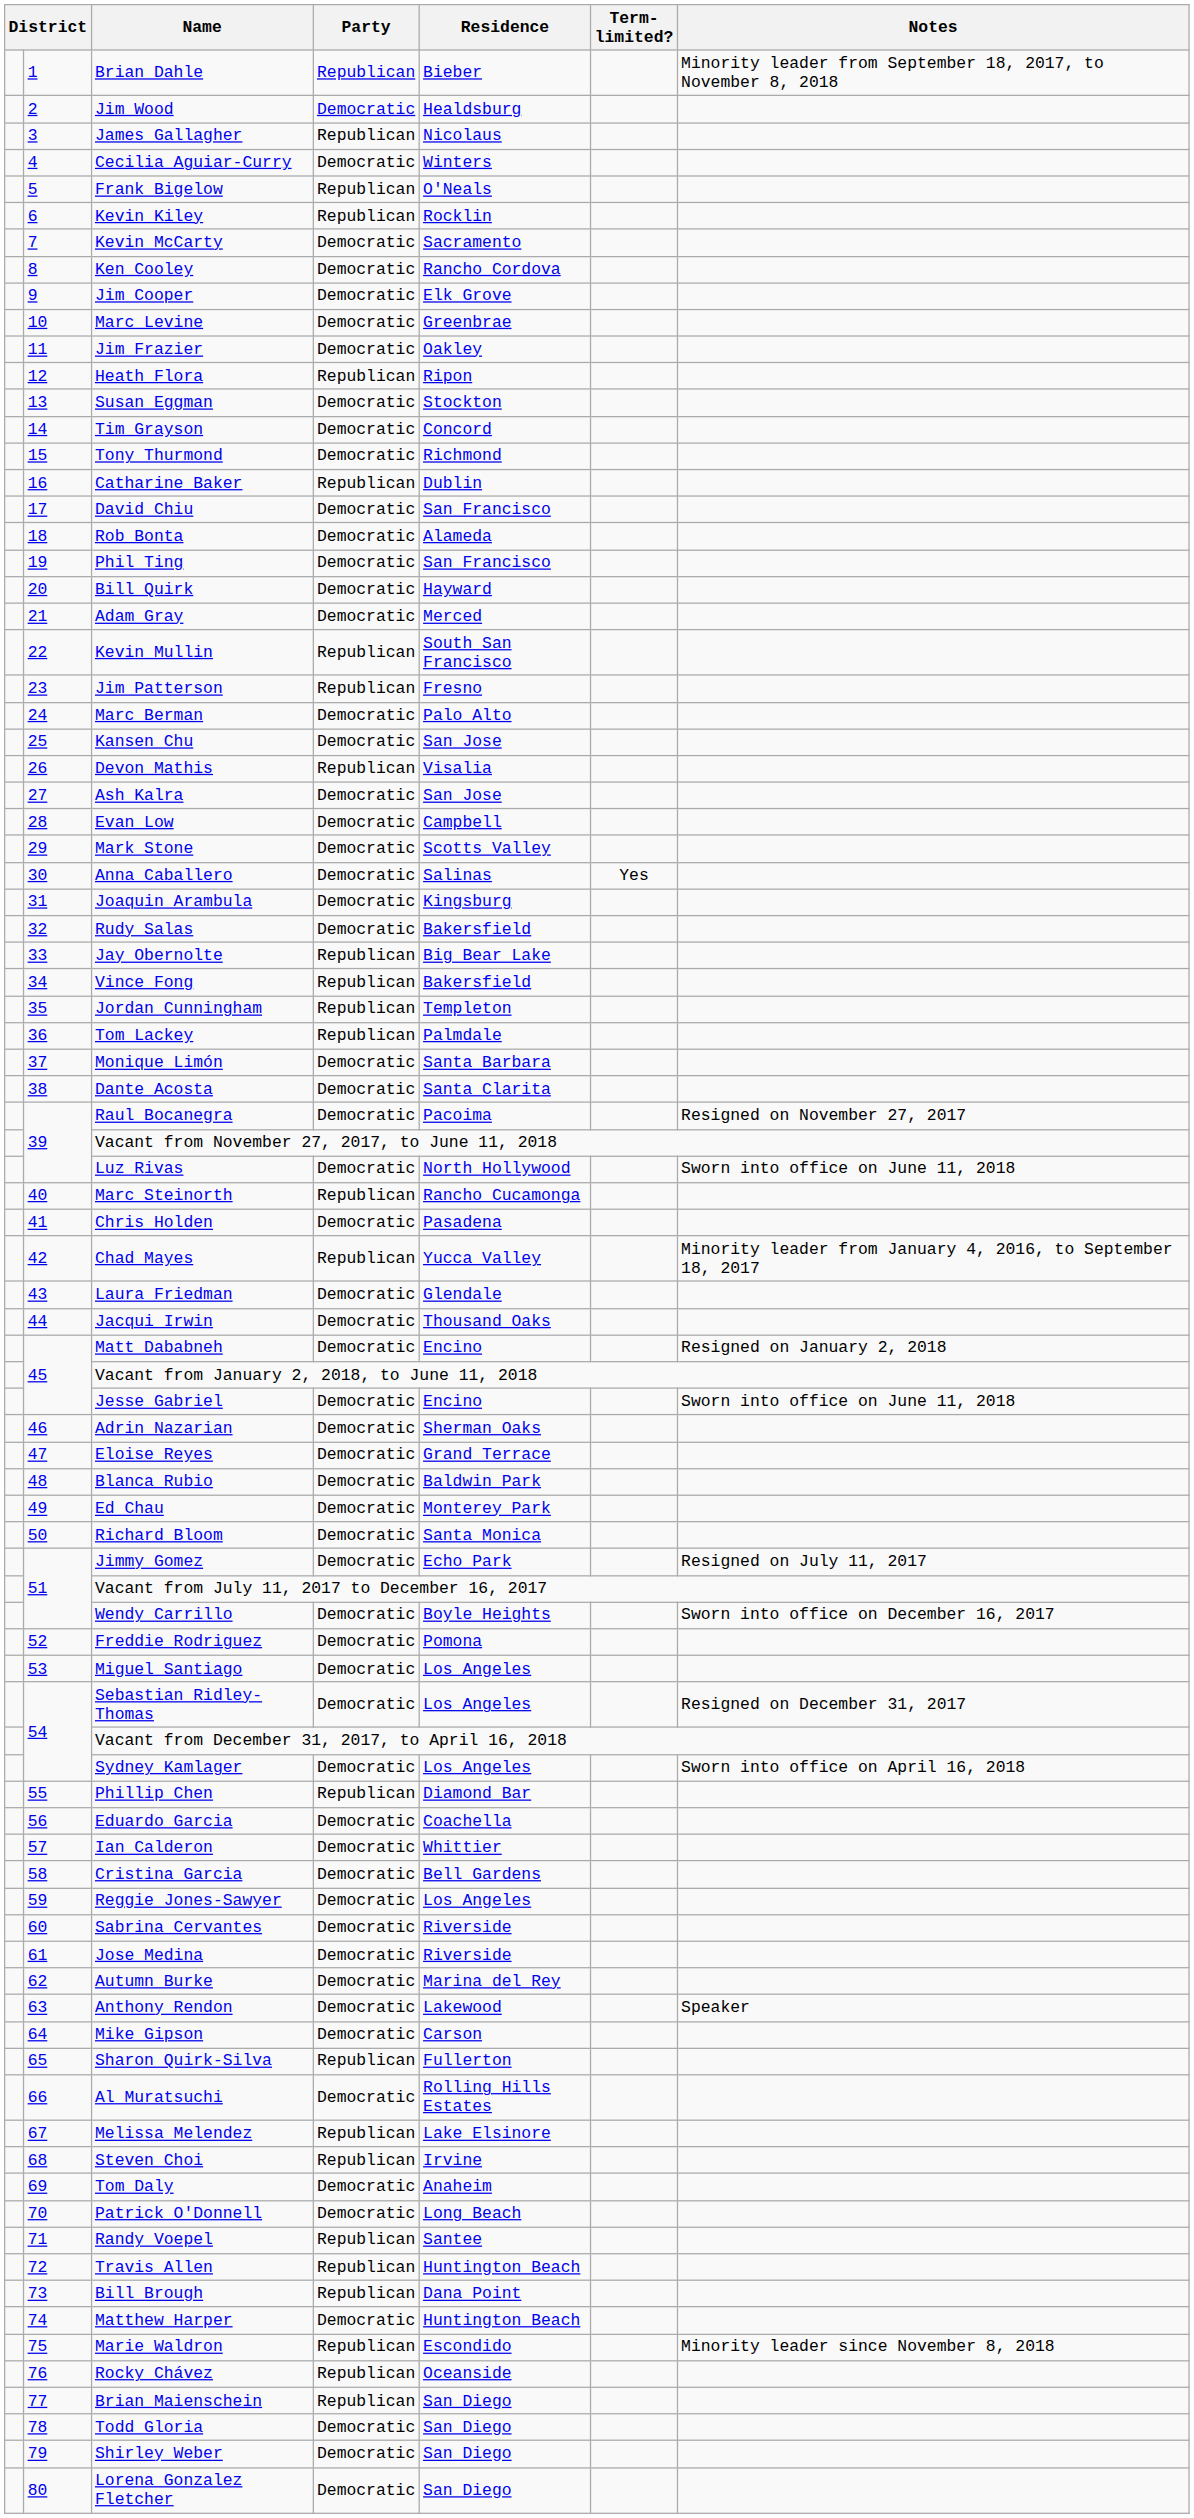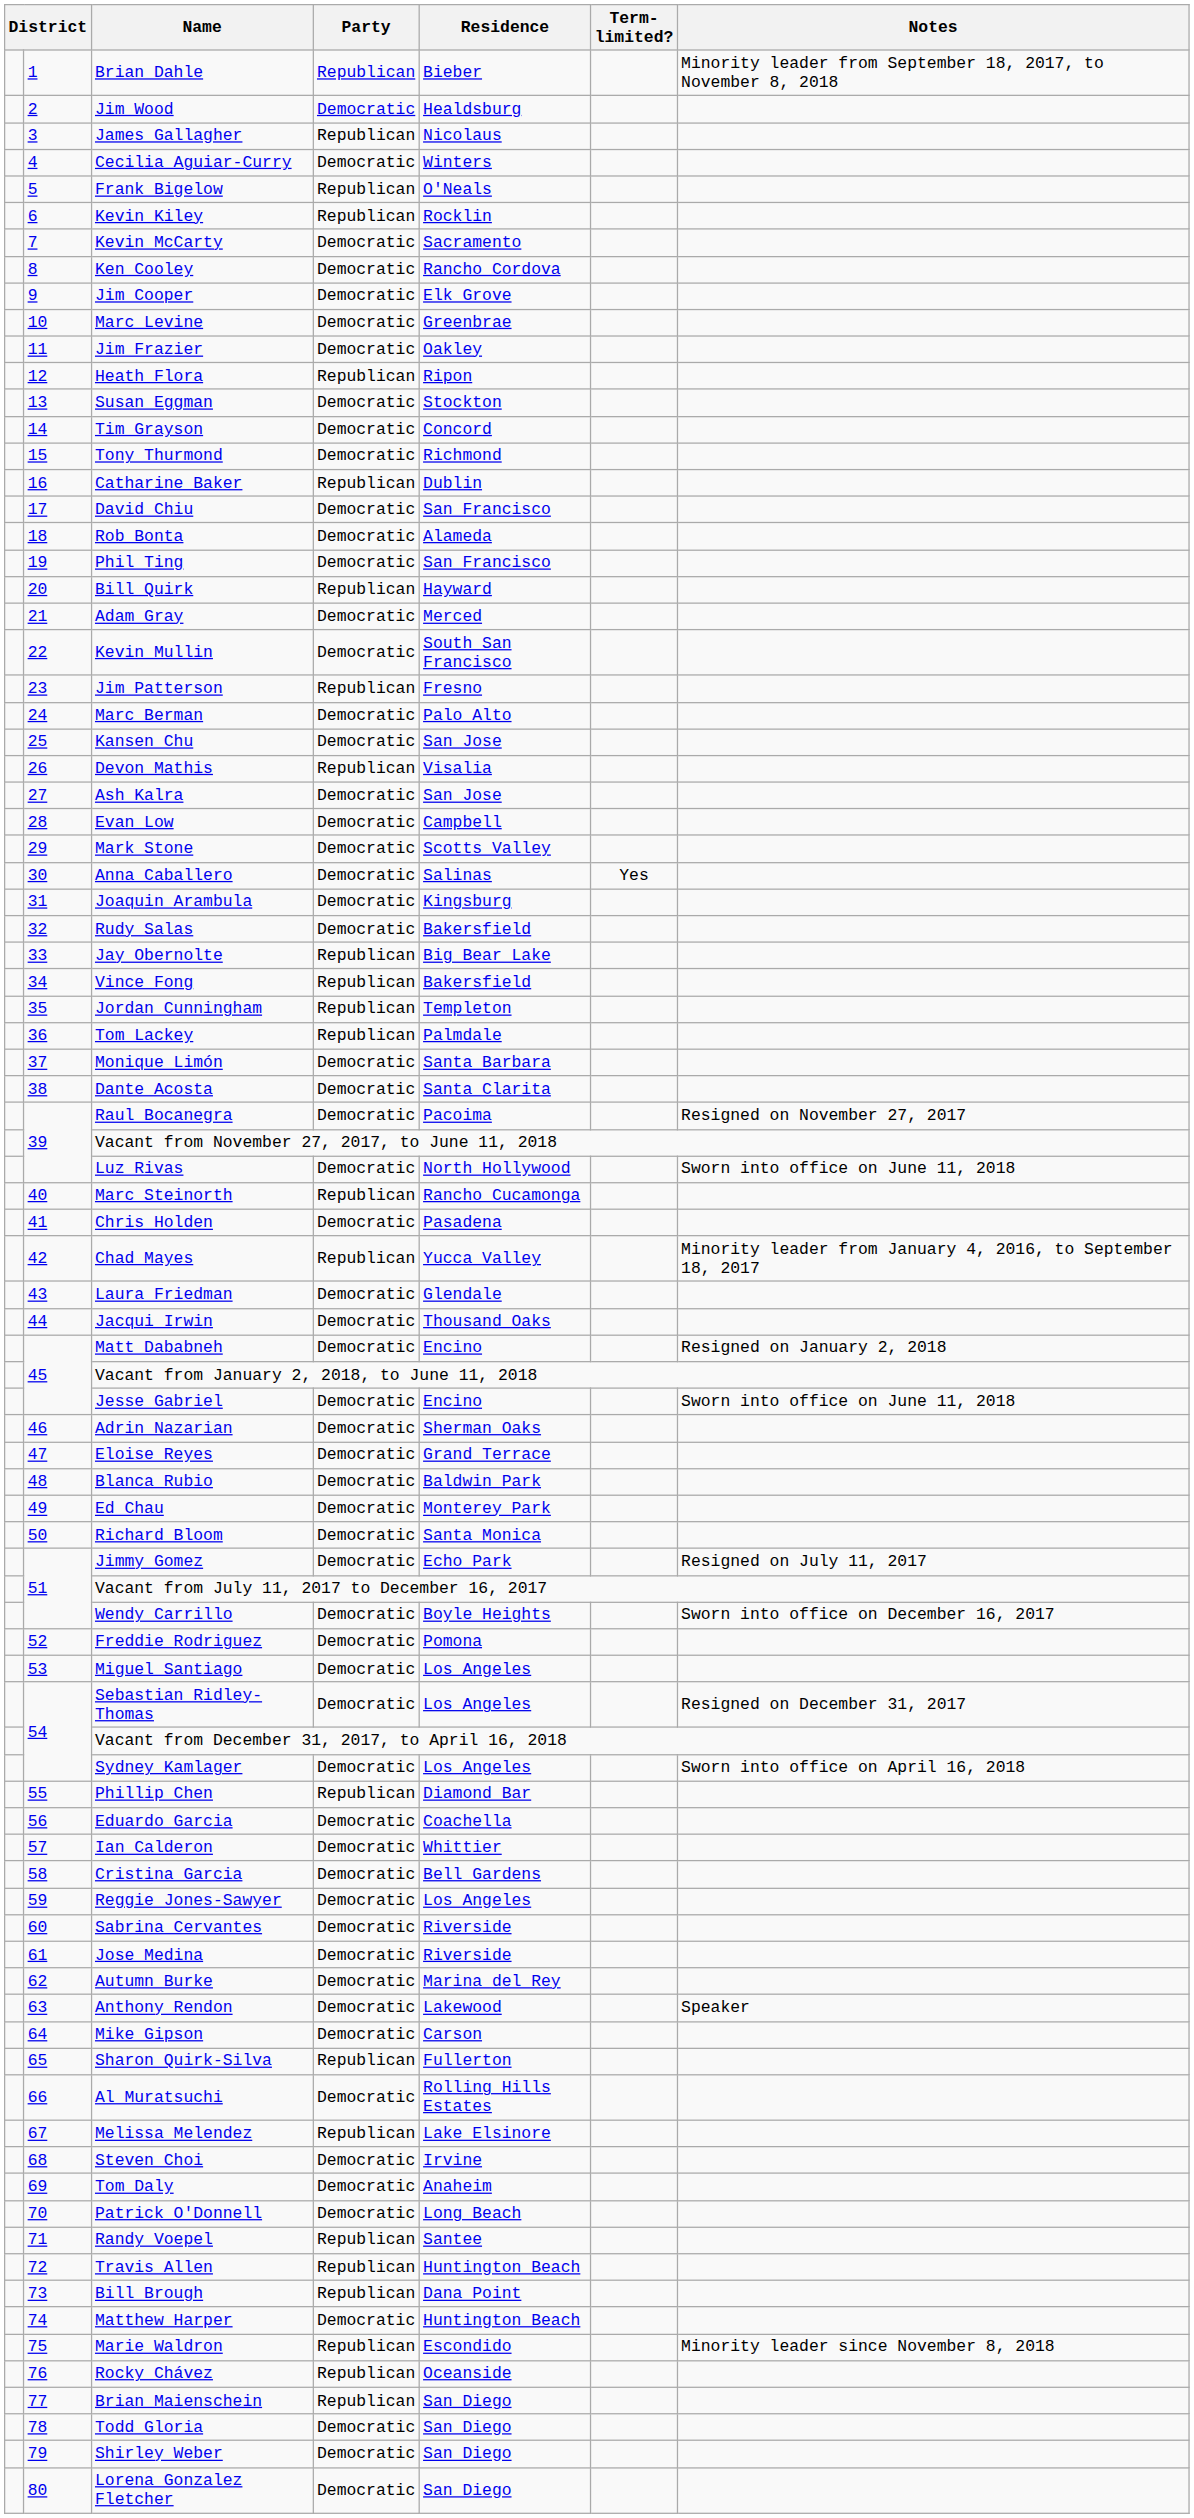(366, 590) Democratic -> (366, 590) Republican
(366, 653) Republican -> (366, 653) Democratic
(366, 2160) Republican -> (366, 2160) Democratic
